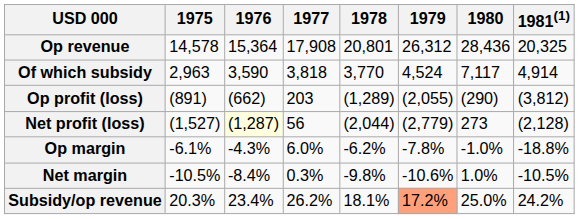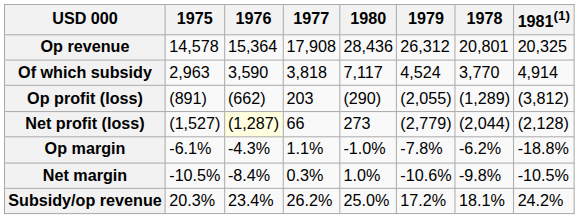columns swapped: (369, 19) <-> (485, 19)
(296, 124) 56 -> (296, 124) 66
(305, 149) 6.0% -> (305, 149) 1.1%
(425, 201) lightsalmon background -> (423, 201) no background
